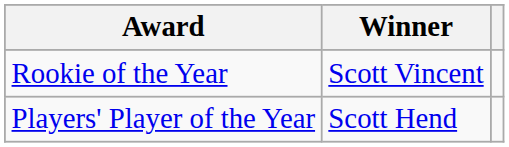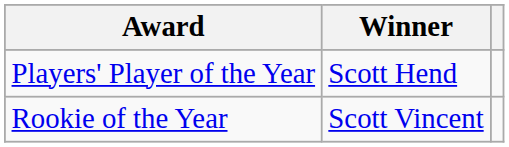rows swapped: (163, 118) <-> (120, 73)
